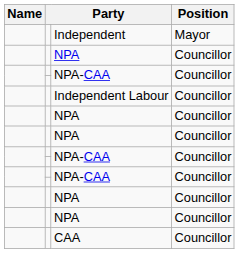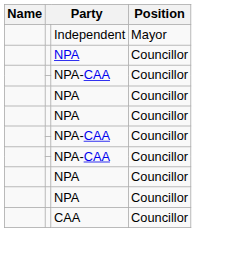- row: (111, 95)
